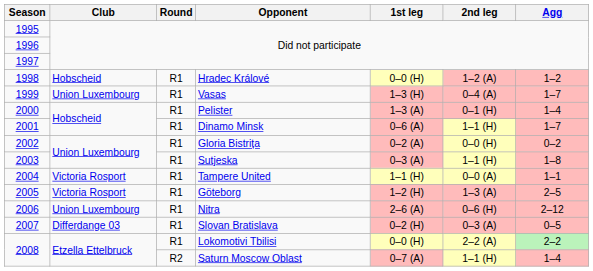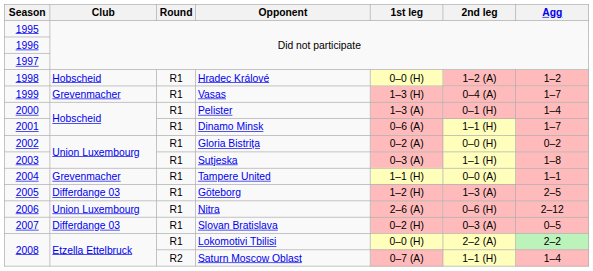(96, 95) Union Luxembourg -> (86, 95) Grevenmacher
(89, 176) Victoria Rosport -> (86, 176) Grevenmacher
(89, 193) Victoria Rosport -> (86, 193) Differdange 03
